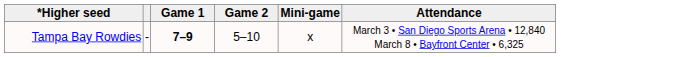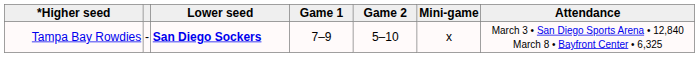+ column: (220, 13)
(183, 37) bold -> (321, 37) normal
